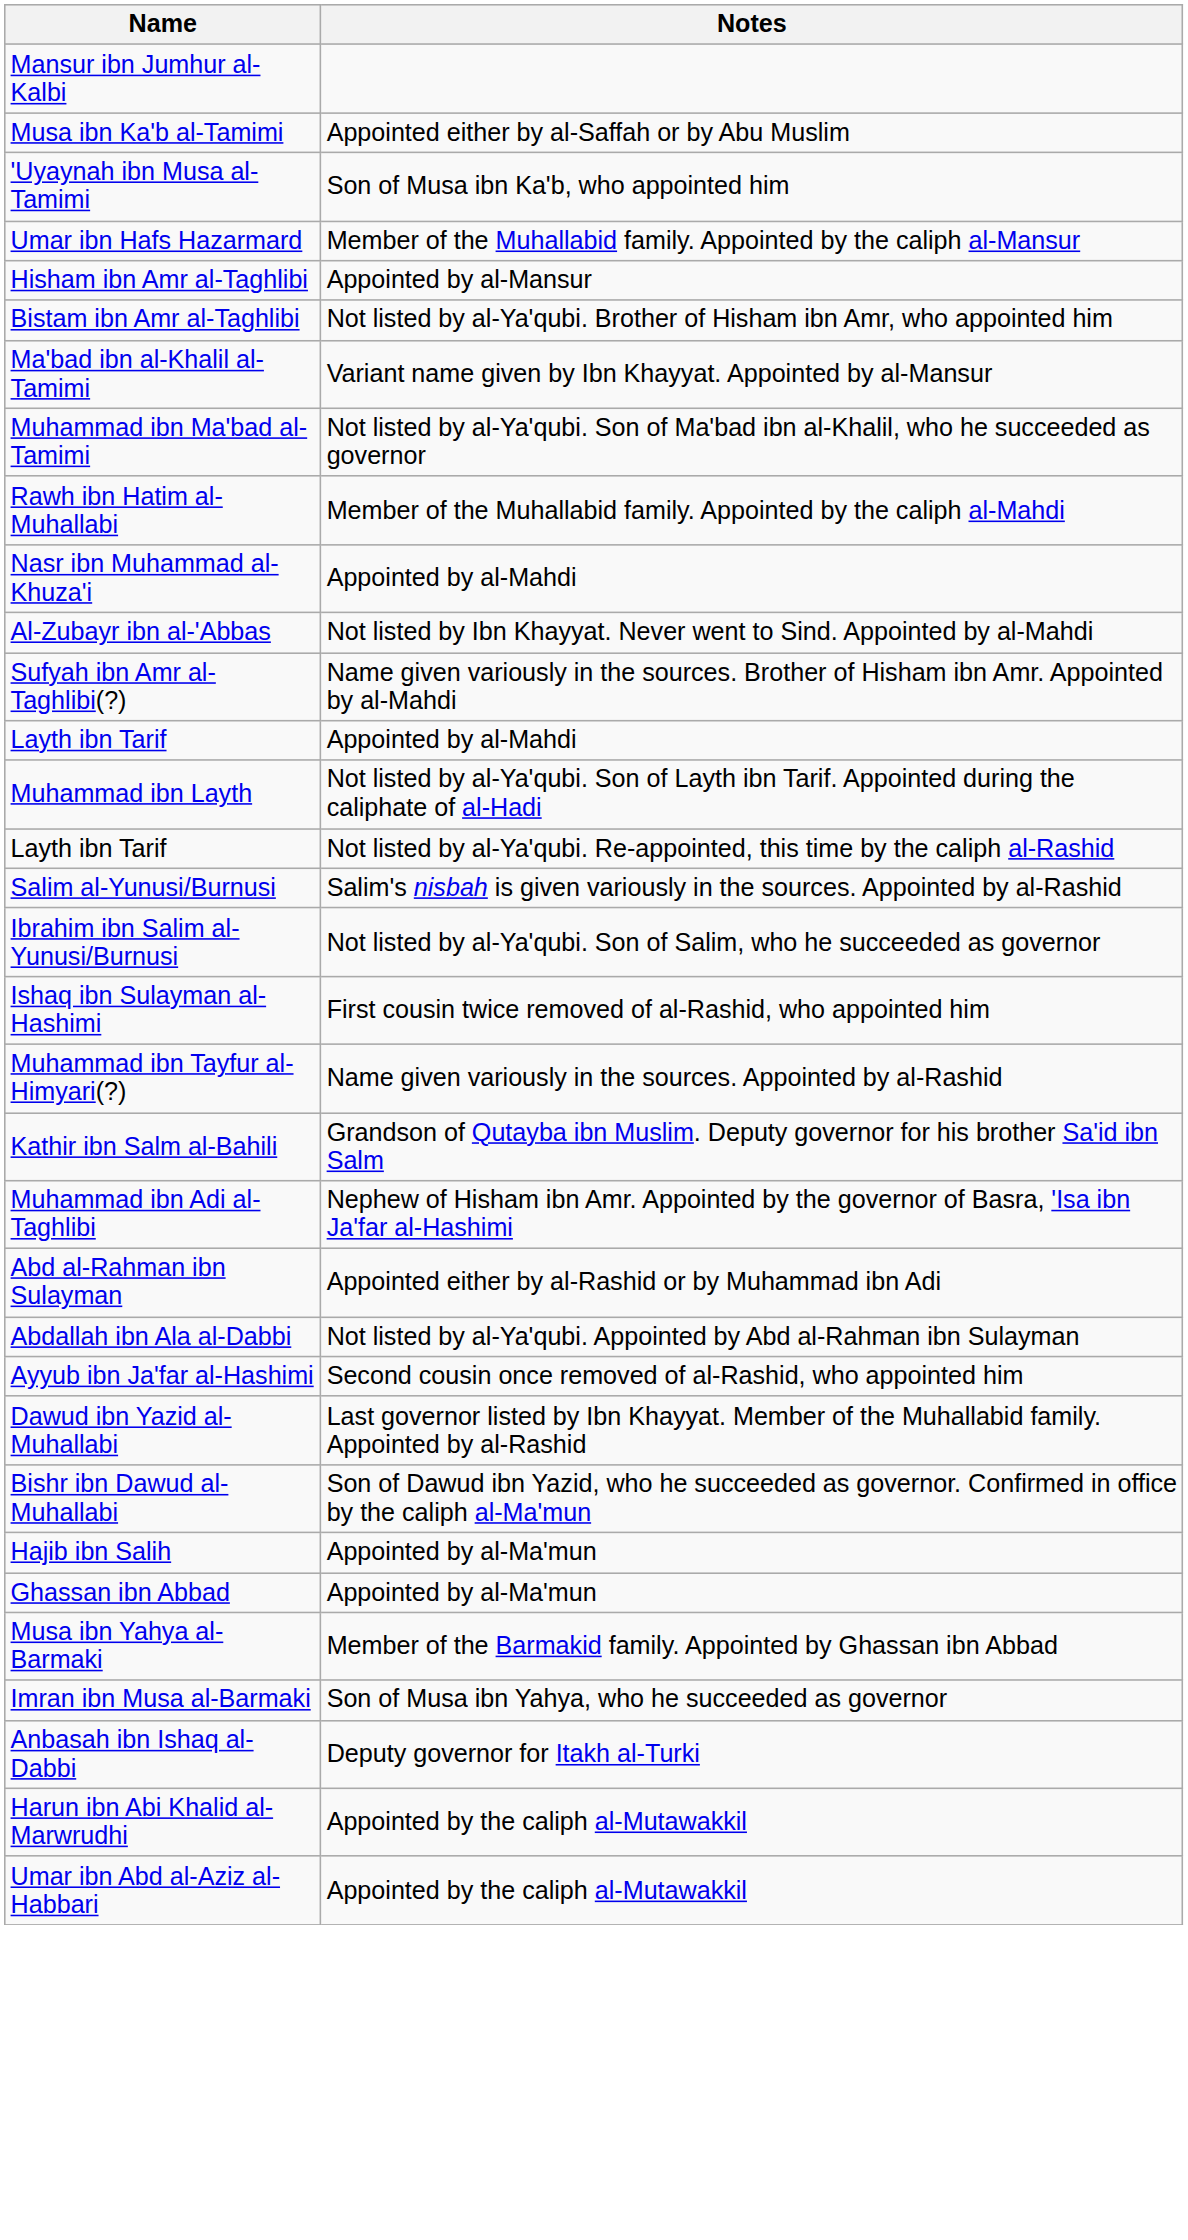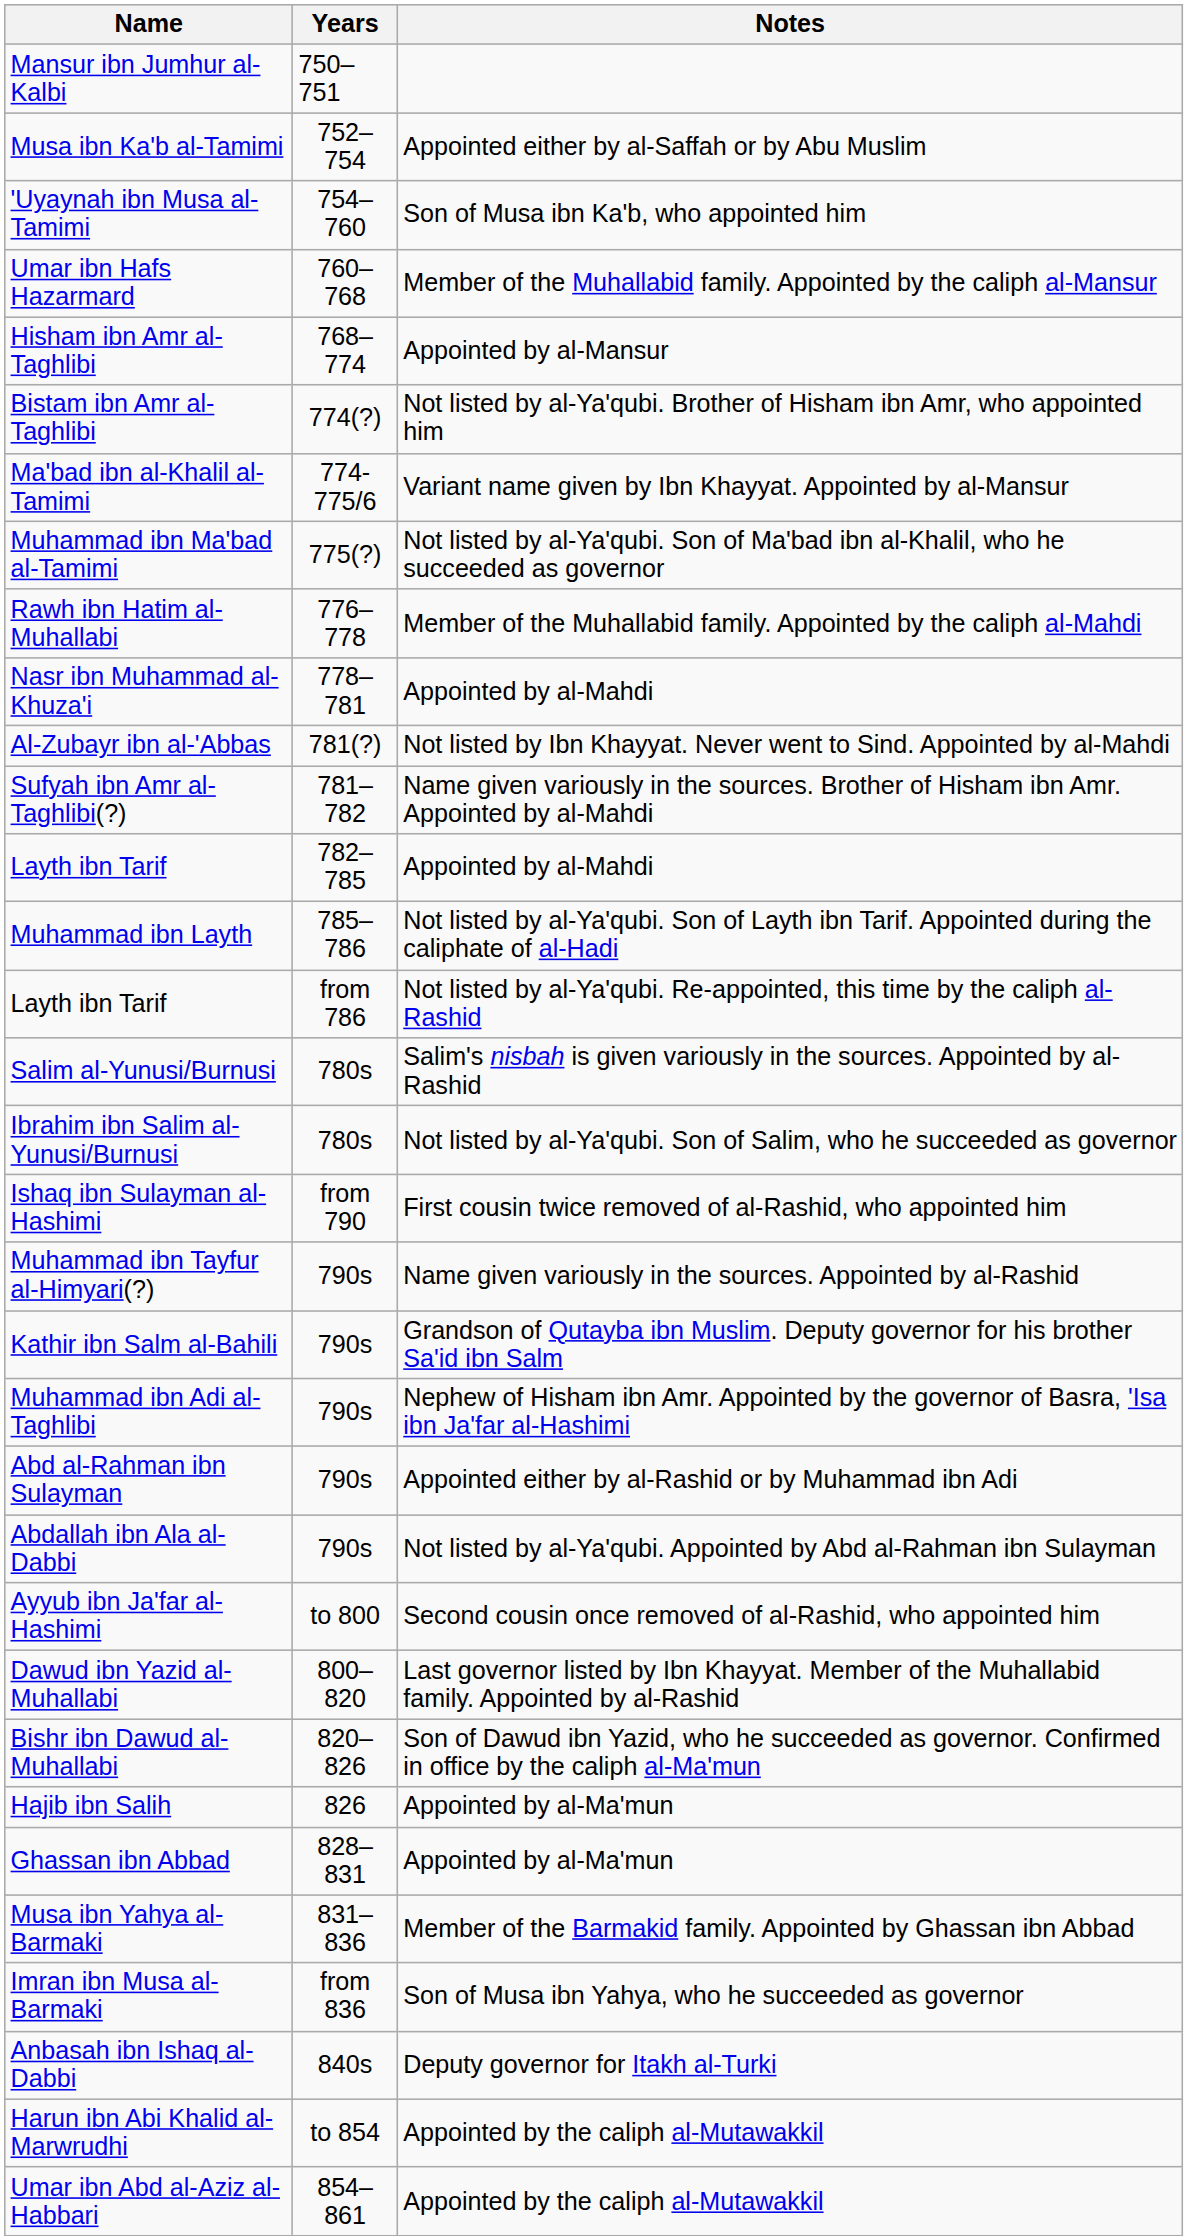+ column: (345, 24)
